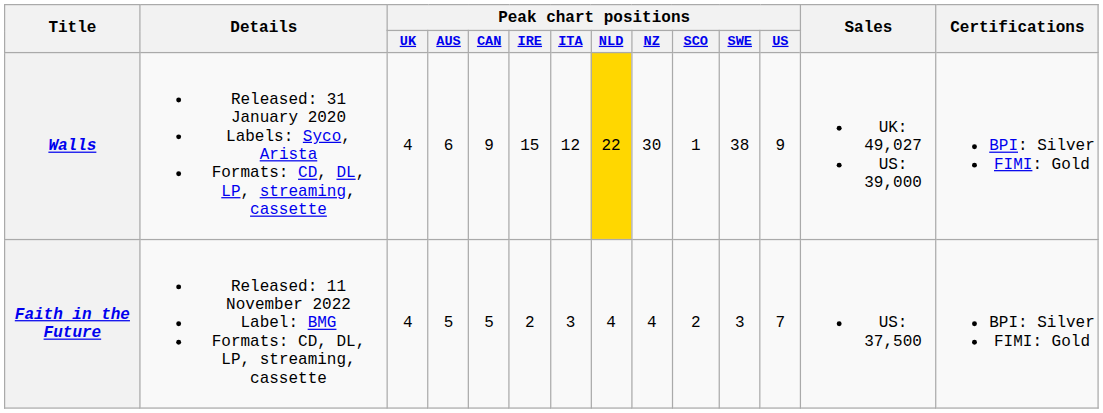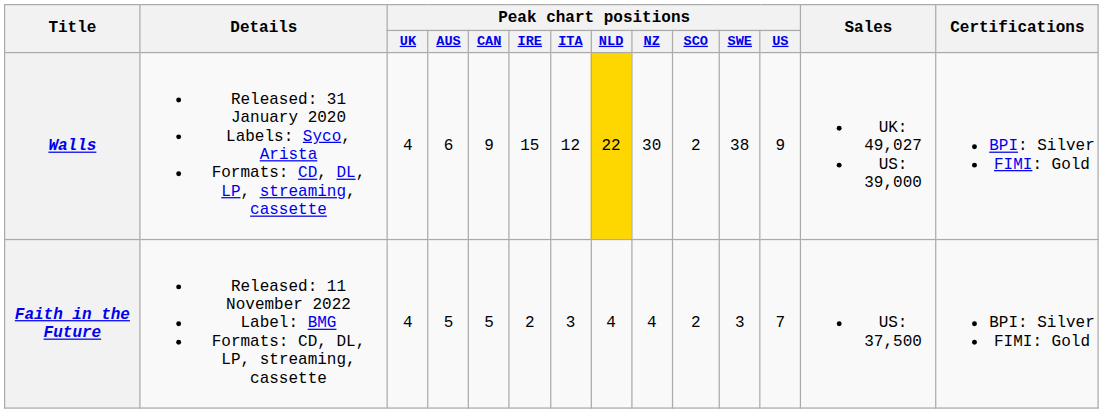(696, 146) 1 -> (696, 146) 2
